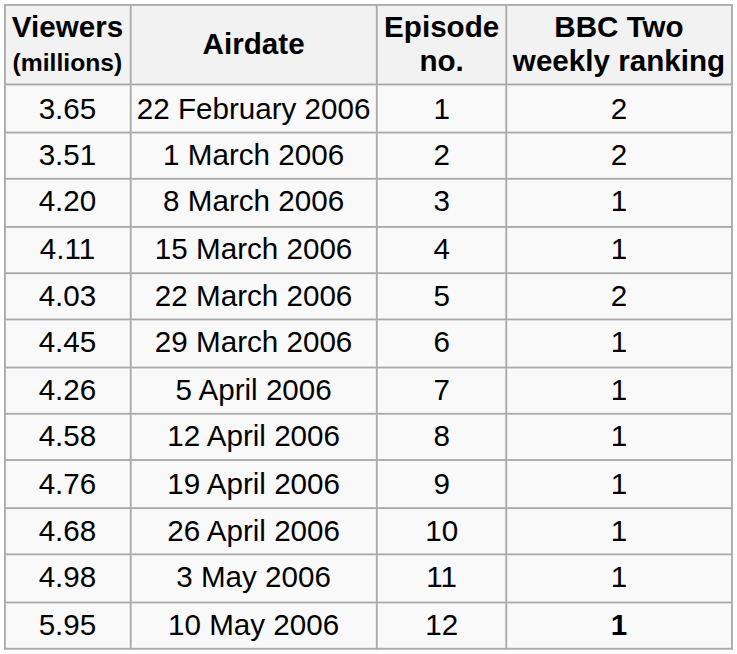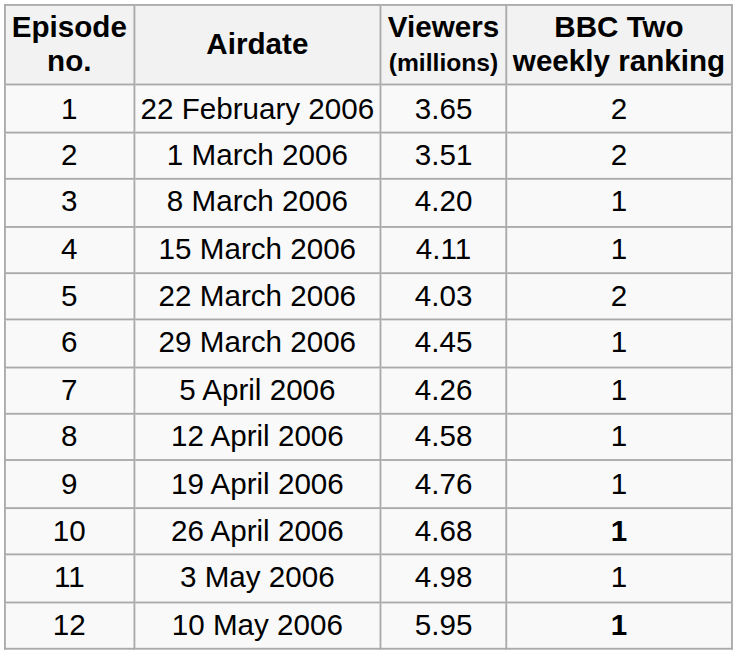columns swapped: (442, 44) <-> (67, 44)
(619, 530) normal -> (619, 530) bold
